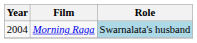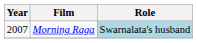(17, 29) 2004 -> (17, 29) 2007
